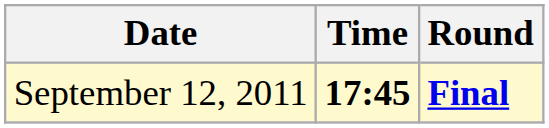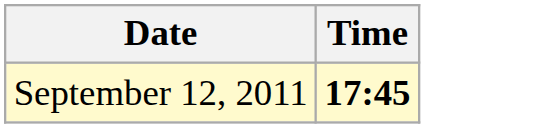- column: (481, 33)
